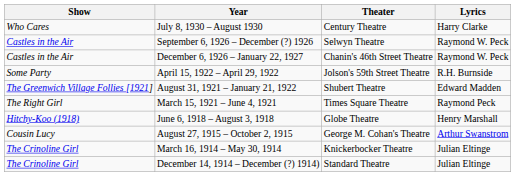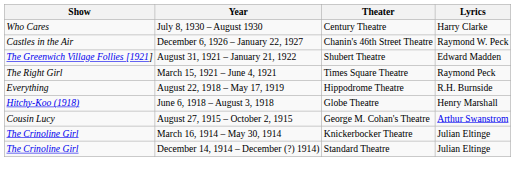- row: (235, 42)
- row: (218, 73)
+ row: (221, 88)
